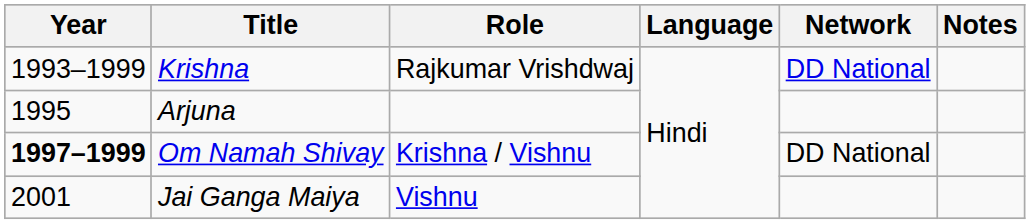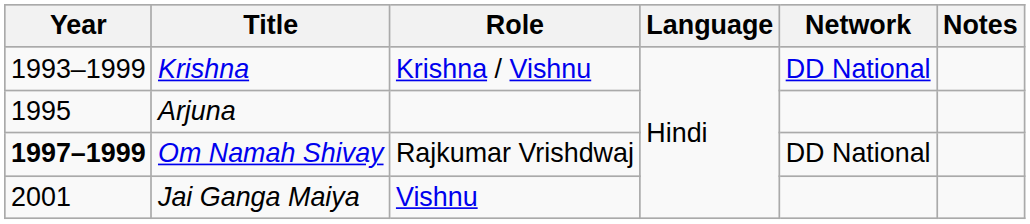(515, 68) Rajkumar Vrishdwaj -> (494, 68) Krishna / Vishnu
(494, 153) Krishna / Vishnu -> (515, 153) Rajkumar Vrishdwaj
